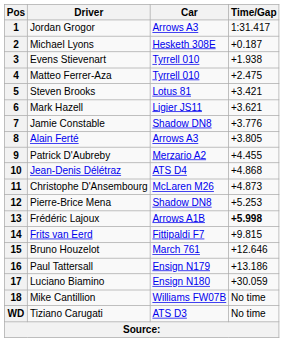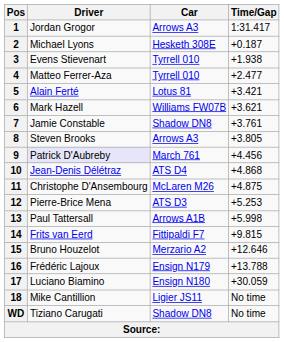(246, 75) +2.475 -> (246, 75) +2.477
(63, 91) Steven Brooks -> (54, 91) Alain Ferté
(177, 107) Ligier JS11 -> (189, 107) Williams FW07B
(246, 123) +3.776 -> (246, 123) +3.761
(54, 139) Alain Ferté -> (63, 139) Steven Brooks
(70, 155) no background -> (70, 155) lavender background
(179, 155) Merzario A2 -> (176, 155) March 761
(246, 155) +4.455 -> (246, 155) +4.456
(246, 186) +4.873 -> (246, 186) +4.875
(182, 202) Shadow DN8 -> (170, 202) ATS D3
(65, 218) Frédéric Lajoux -> (61, 218) Paul Tattersall
(246, 218) bold -> (246, 218) normal
(176, 250) March 761 -> (179, 250) Merzario A2
(61, 266) Paul Tattersall -> (65, 266) Frédéric Lajoux
(249, 266) +13.186 -> (249, 266) +13.788
(189, 297) Williams FW07B -> (177, 297) Ligier JS11
(170, 313) ATS D3 -> (182, 313) Shadow DN8
